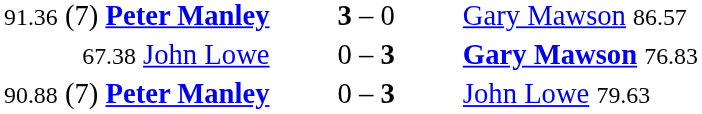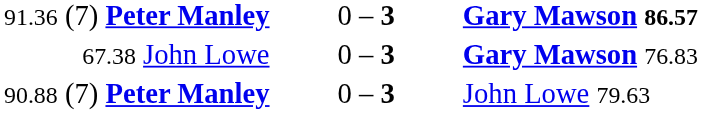(366, 15) 3 – 0 -> (366, 15) 0 – 3
(575, 15) normal -> (580, 15) bold
